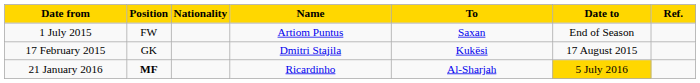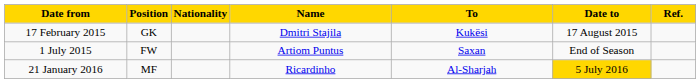rows swapped: (66, 51) <-> (66, 32)
(149, 69) bold -> (149, 69) normal
